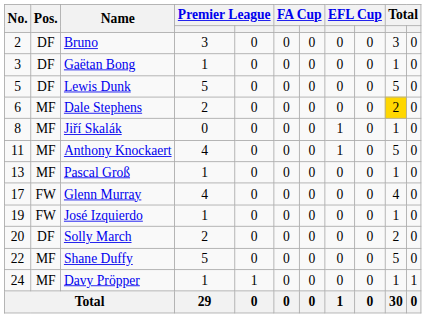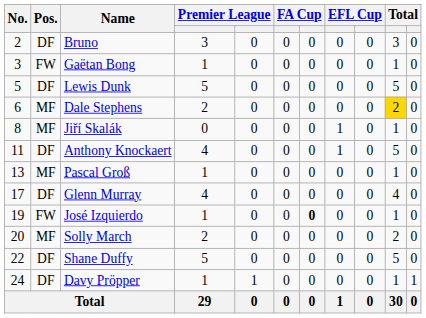(46, 64) DF -> (46, 64) FW
(46, 150) MF -> (46, 150) DF
(46, 194) FW -> (46, 194) DF
(312, 215) normal -> (312, 215) bold
(46, 237) DF -> (46, 237) MF
(46, 258) MF -> (46, 258) DF
(46, 280) MF -> (46, 280) DF
